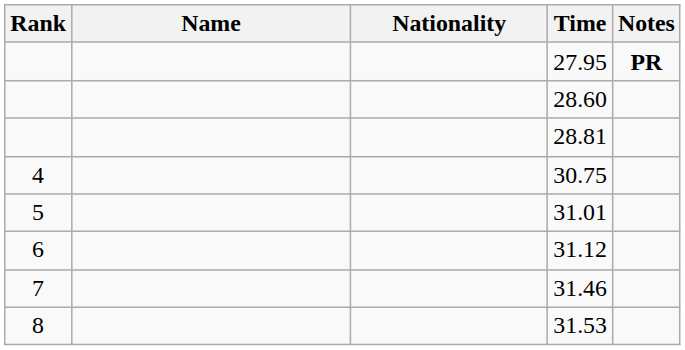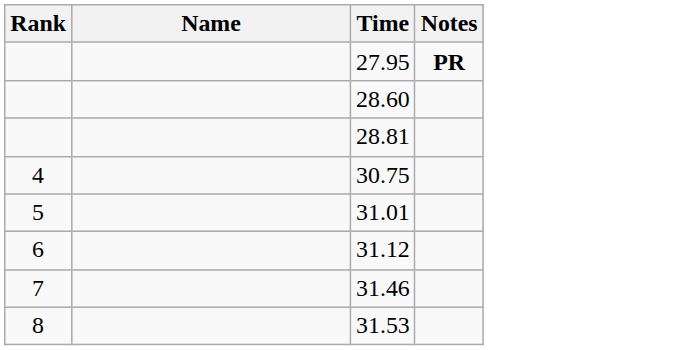- column: (449, 23)
